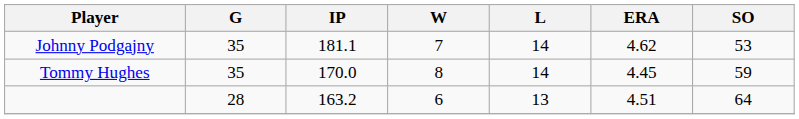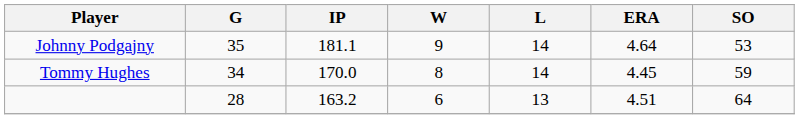(439, 45) 7 -> (439, 45) 9
(642, 45) 4.62 -> (642, 45) 4.64
(236, 72) 35 -> (236, 72) 34
